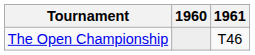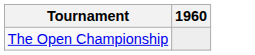- column: (230, 16)
